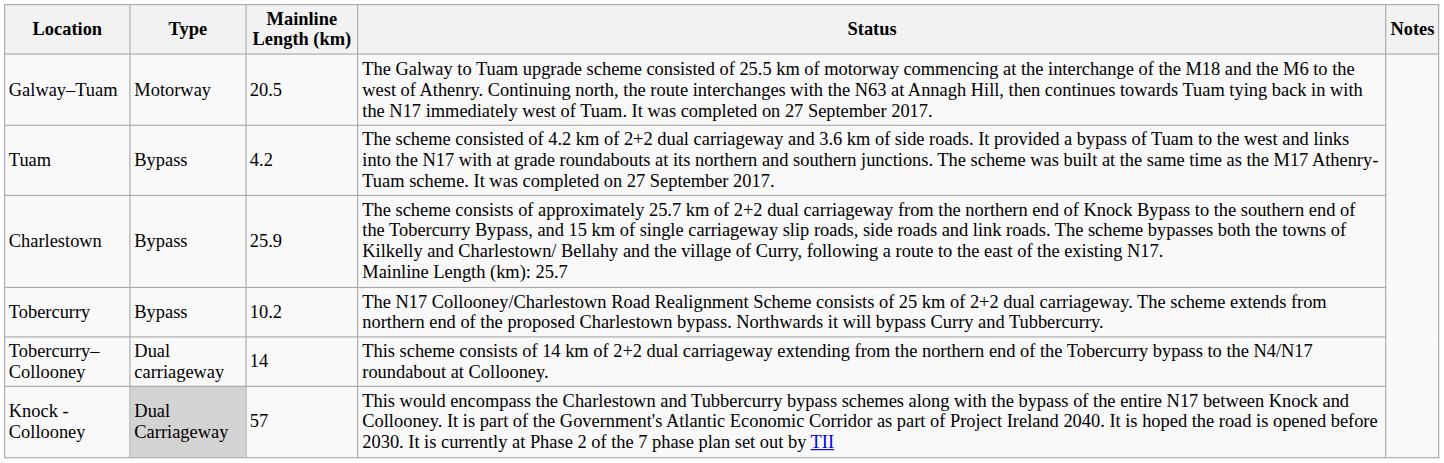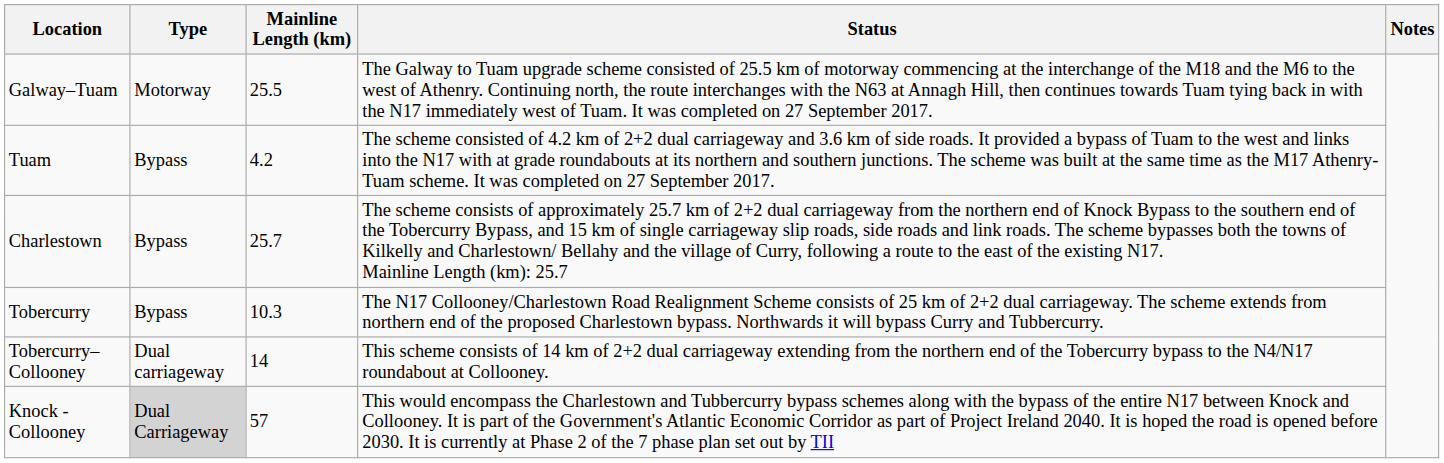(266, 89) 20.5 -> (266, 89) 25.5
(266, 241) 25.9 -> (266, 241) 25.7
(266, 311) 10.2 -> (266, 311) 10.3
